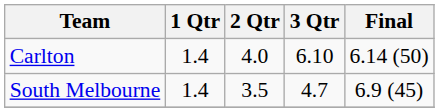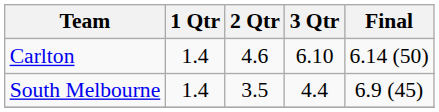(255, 55) 4.0 -> (255, 55) 4.6
(315, 90) 4.7 -> (315, 90) 4.4
